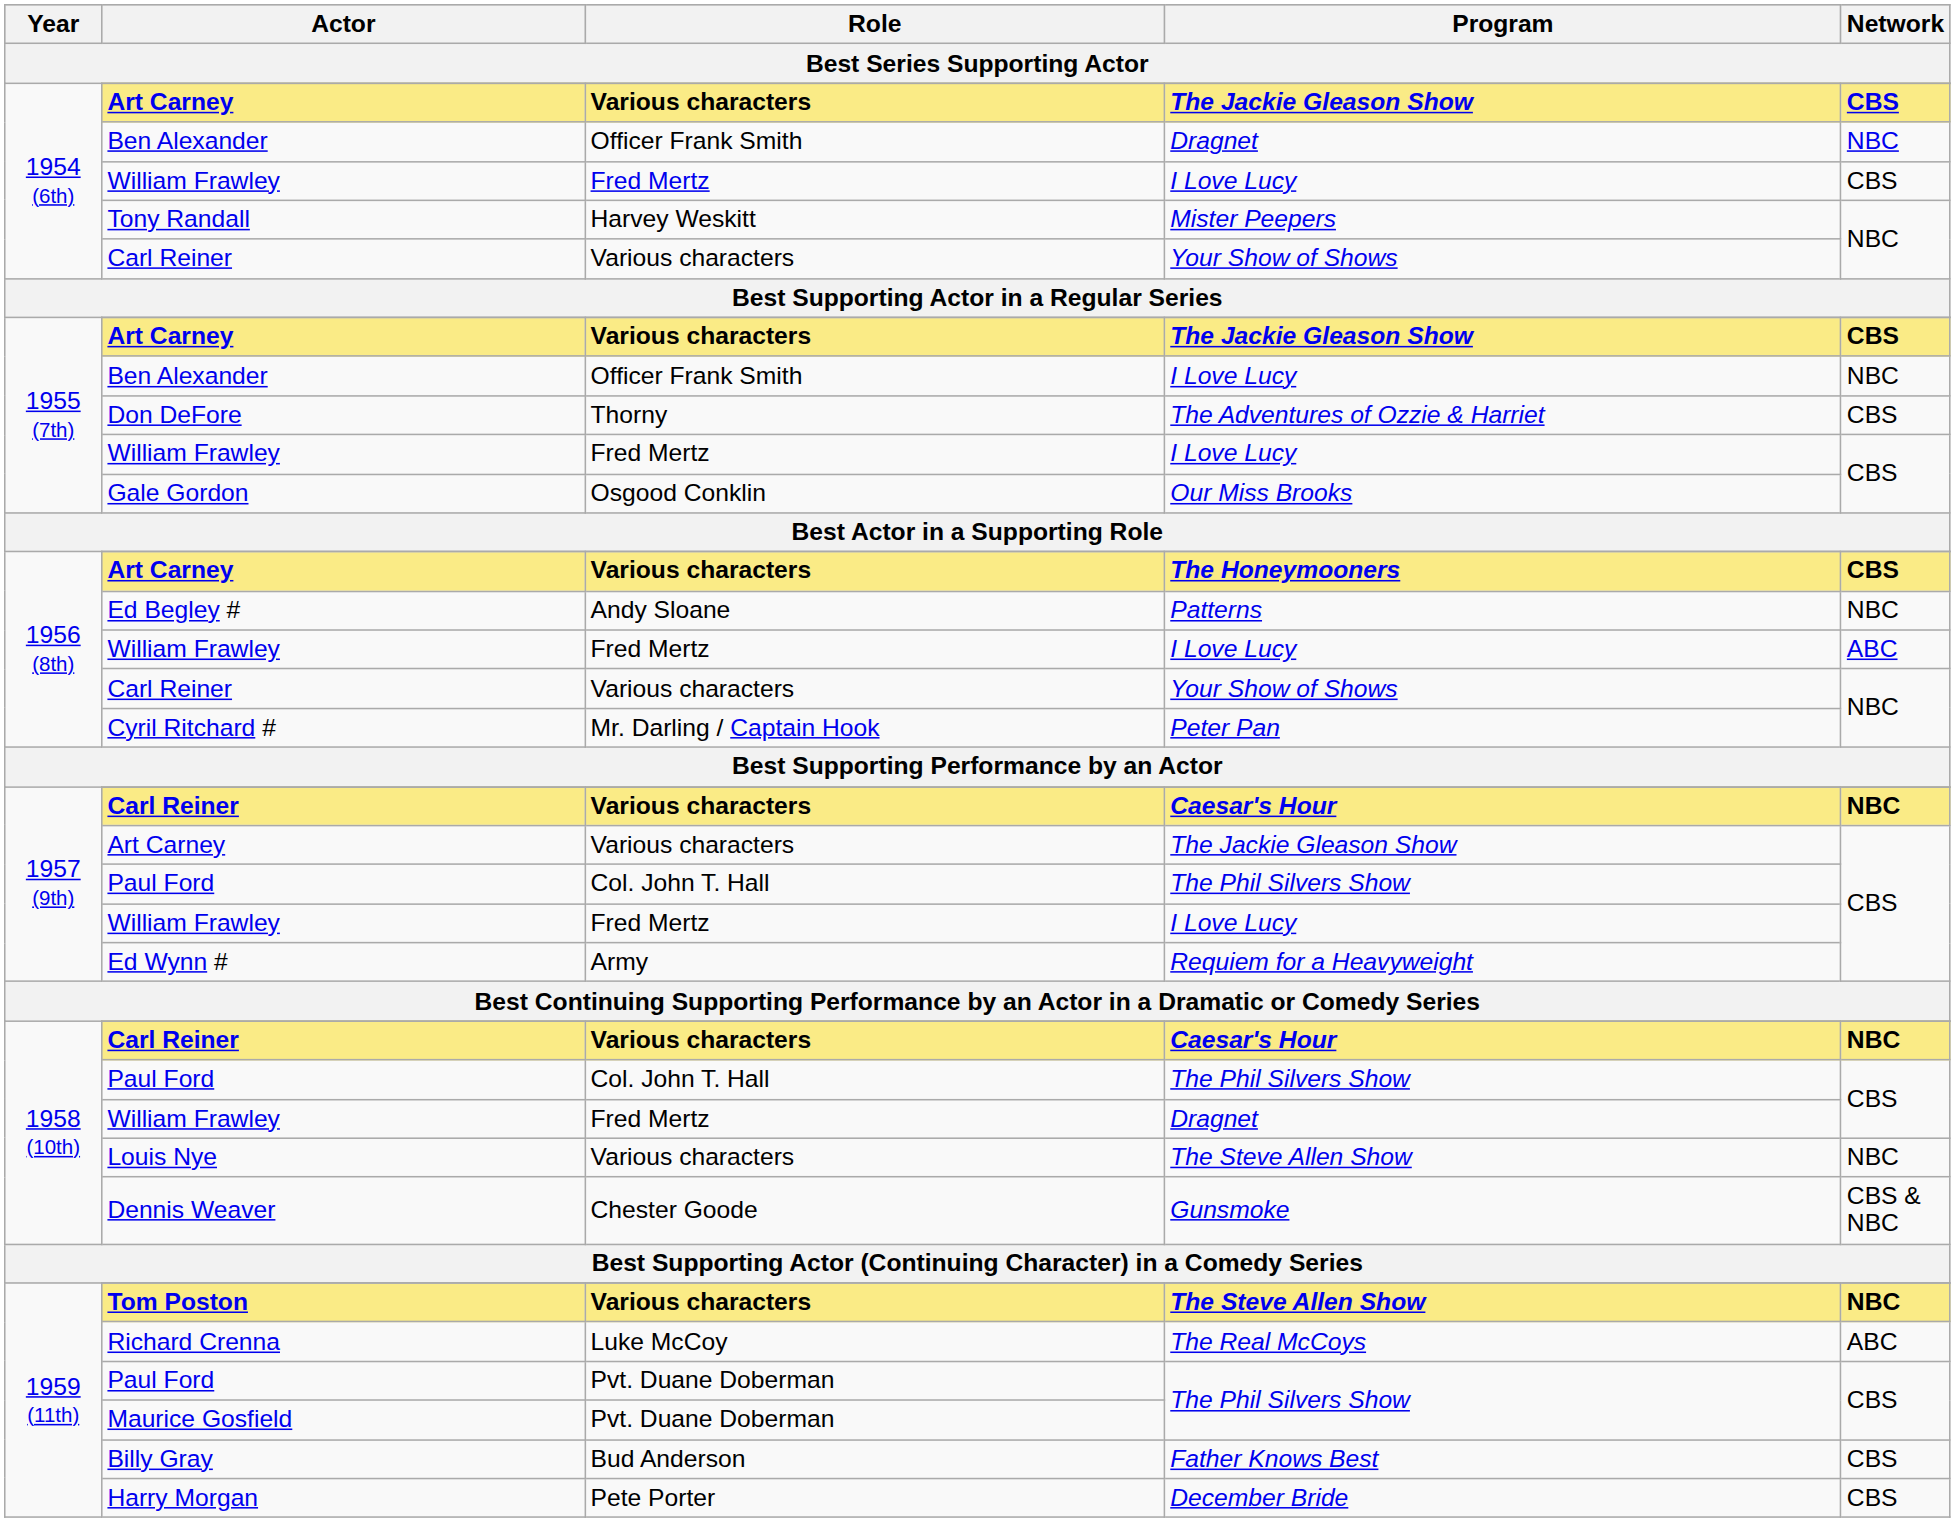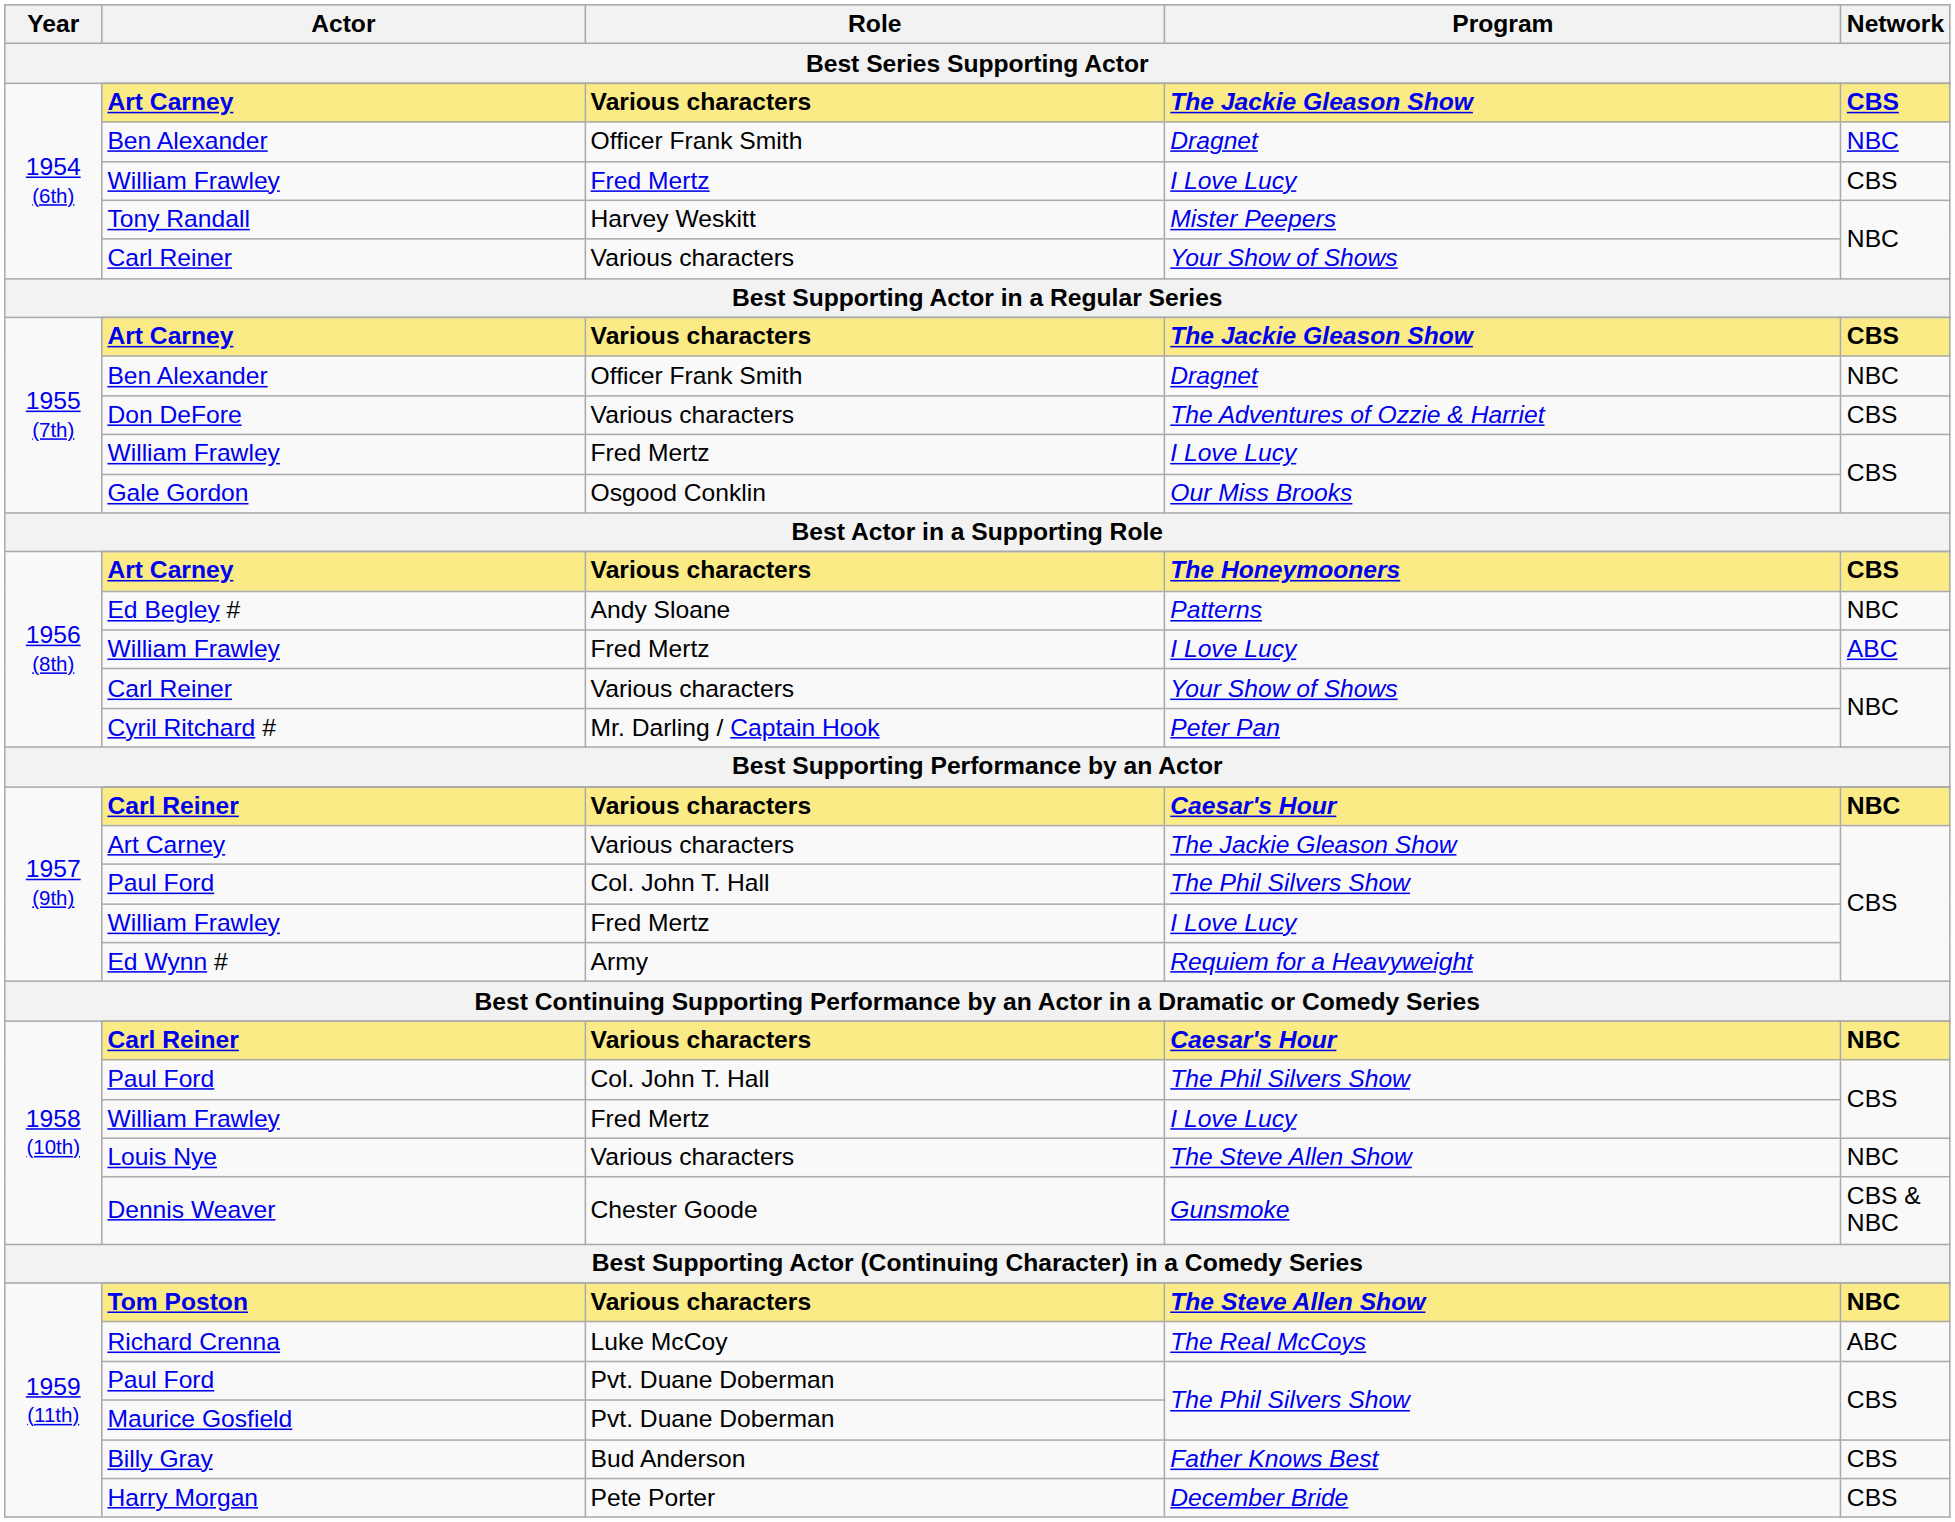(1233, 375) I Love Lucy -> (1214, 375) Dragnet
(629, 414) Thorny -> (692, 414) Various characters
(1214, 1118) Dragnet -> (1233, 1118) I Love Lucy
